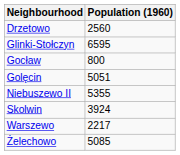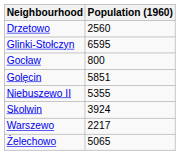(99, 77) 5051 -> (99, 77) 5851
(99, 142) 5085 -> (99, 142) 5065
